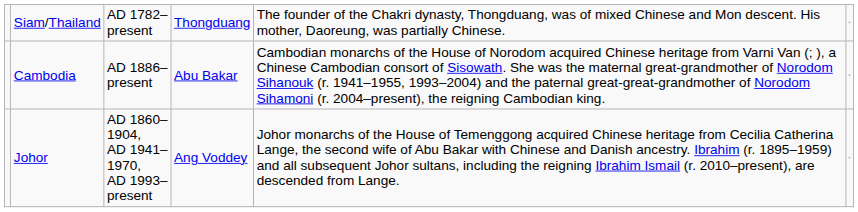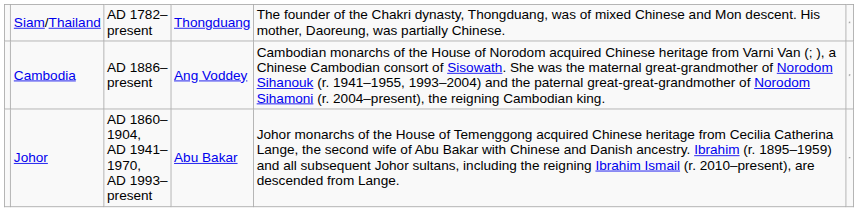(206, 75) Abu Bakar -> (211, 75) Ang Voddey
(211, 157) Ang Voddey -> (206, 157) Abu Bakar
